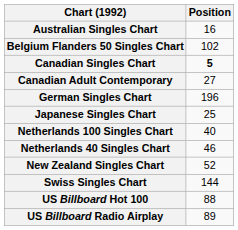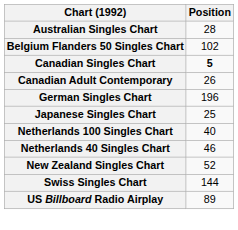(210, 30) 16 -> (210, 30) 28
(210, 81) 27 -> (210, 81) 26
- row: (95, 200)
